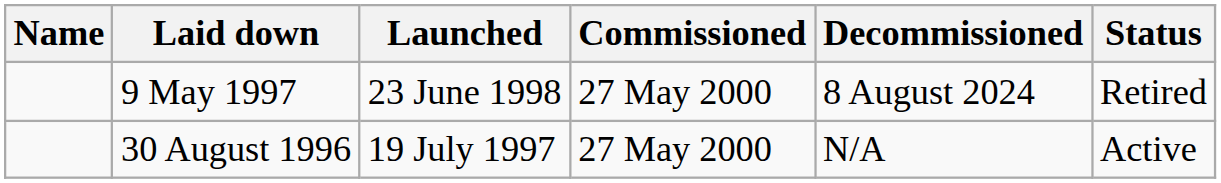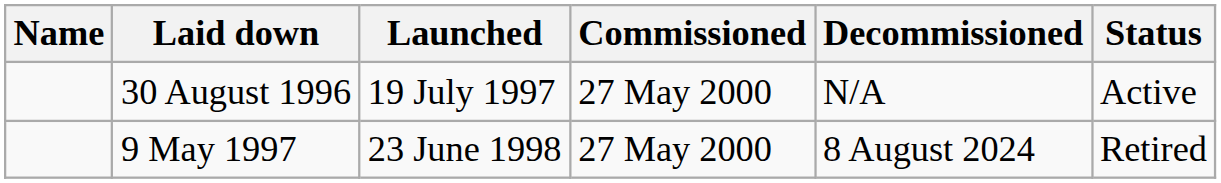rows swapped: (236, 148) <-> (209, 90)
